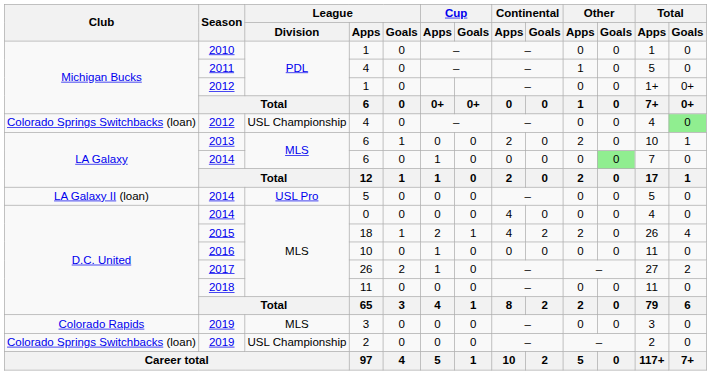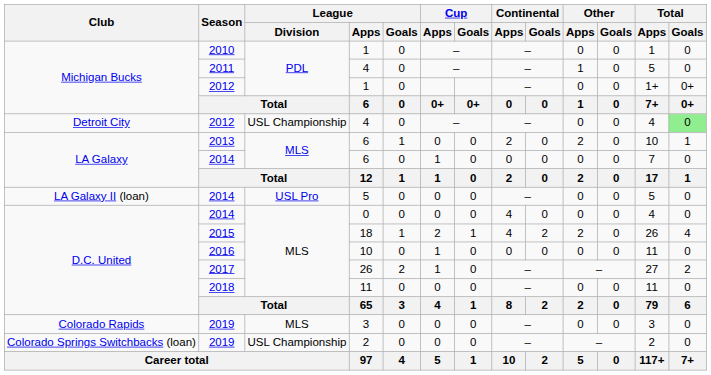(101, 123) Colorado Springs Switchbacks (loan) -> (101, 123) Detroit City
(616, 159) lightgreen background -> (616, 159) no background
